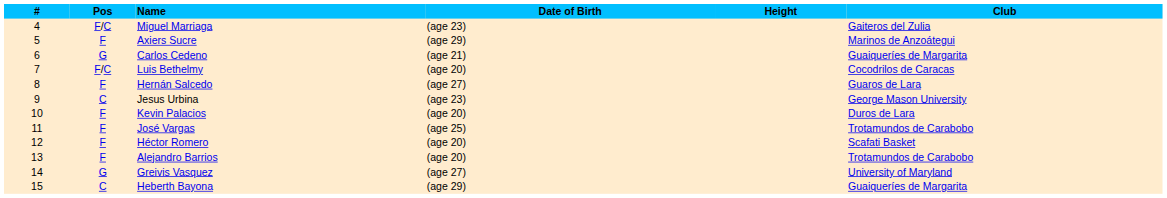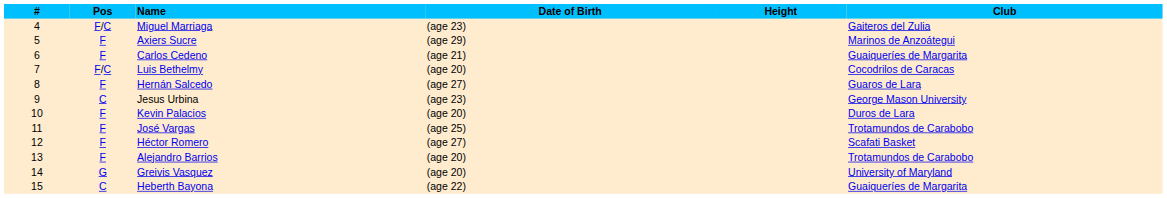(103, 55) G -> (103, 55) F
(446, 143) (age 20) -> (446, 143) (age 27)
(446, 172) (age 27) -> (446, 172) (age 20)
(446, 187) (age 29) -> (446, 187) (age 22)
